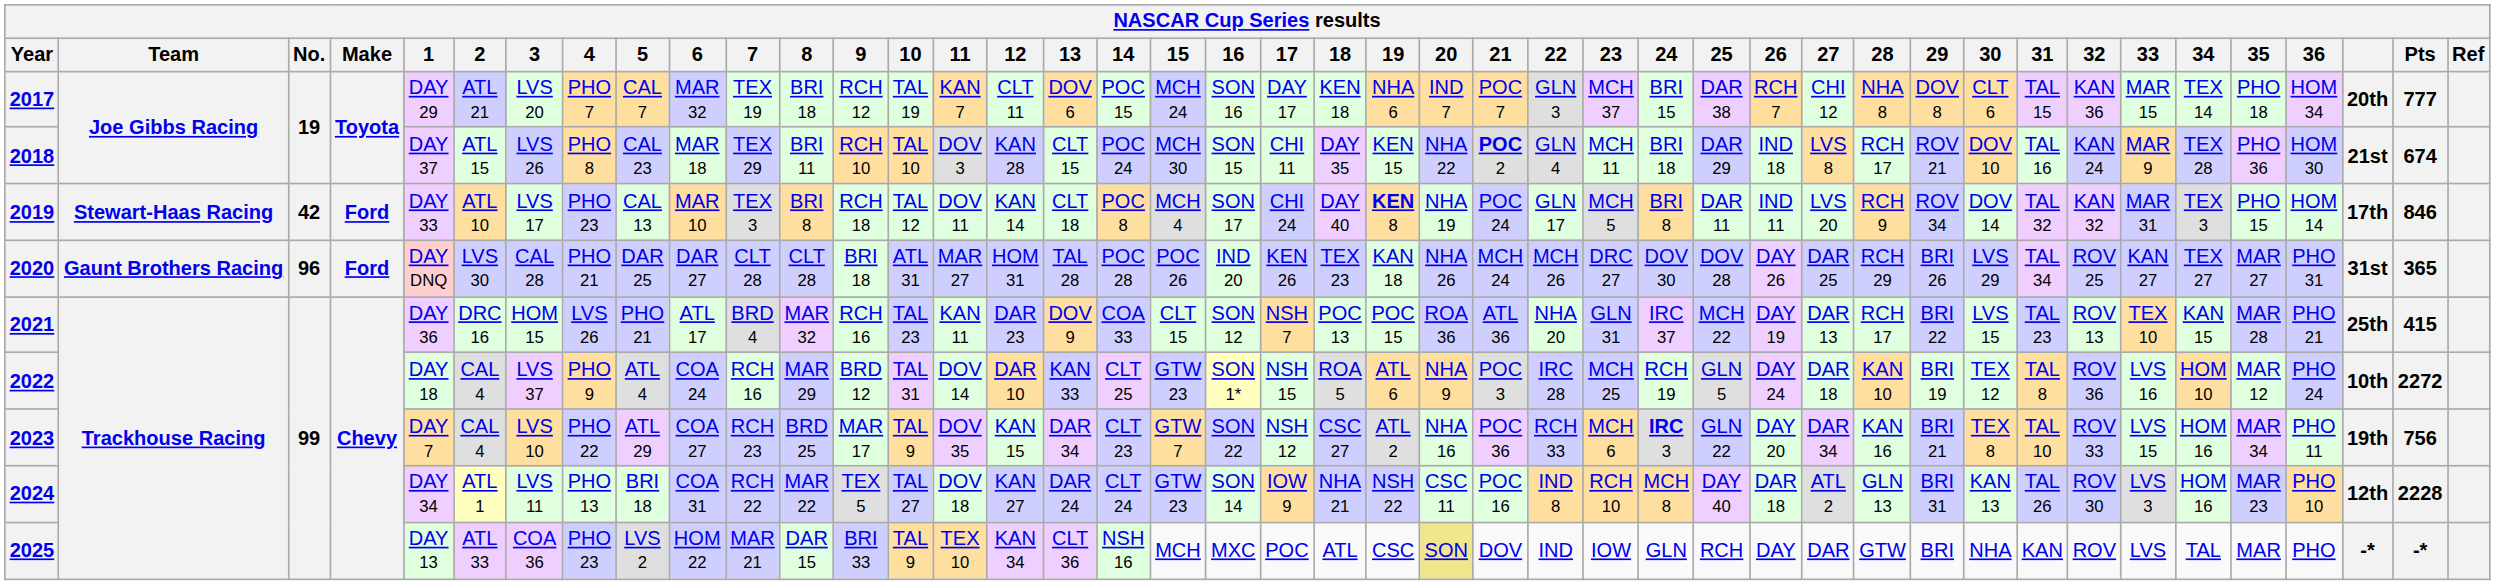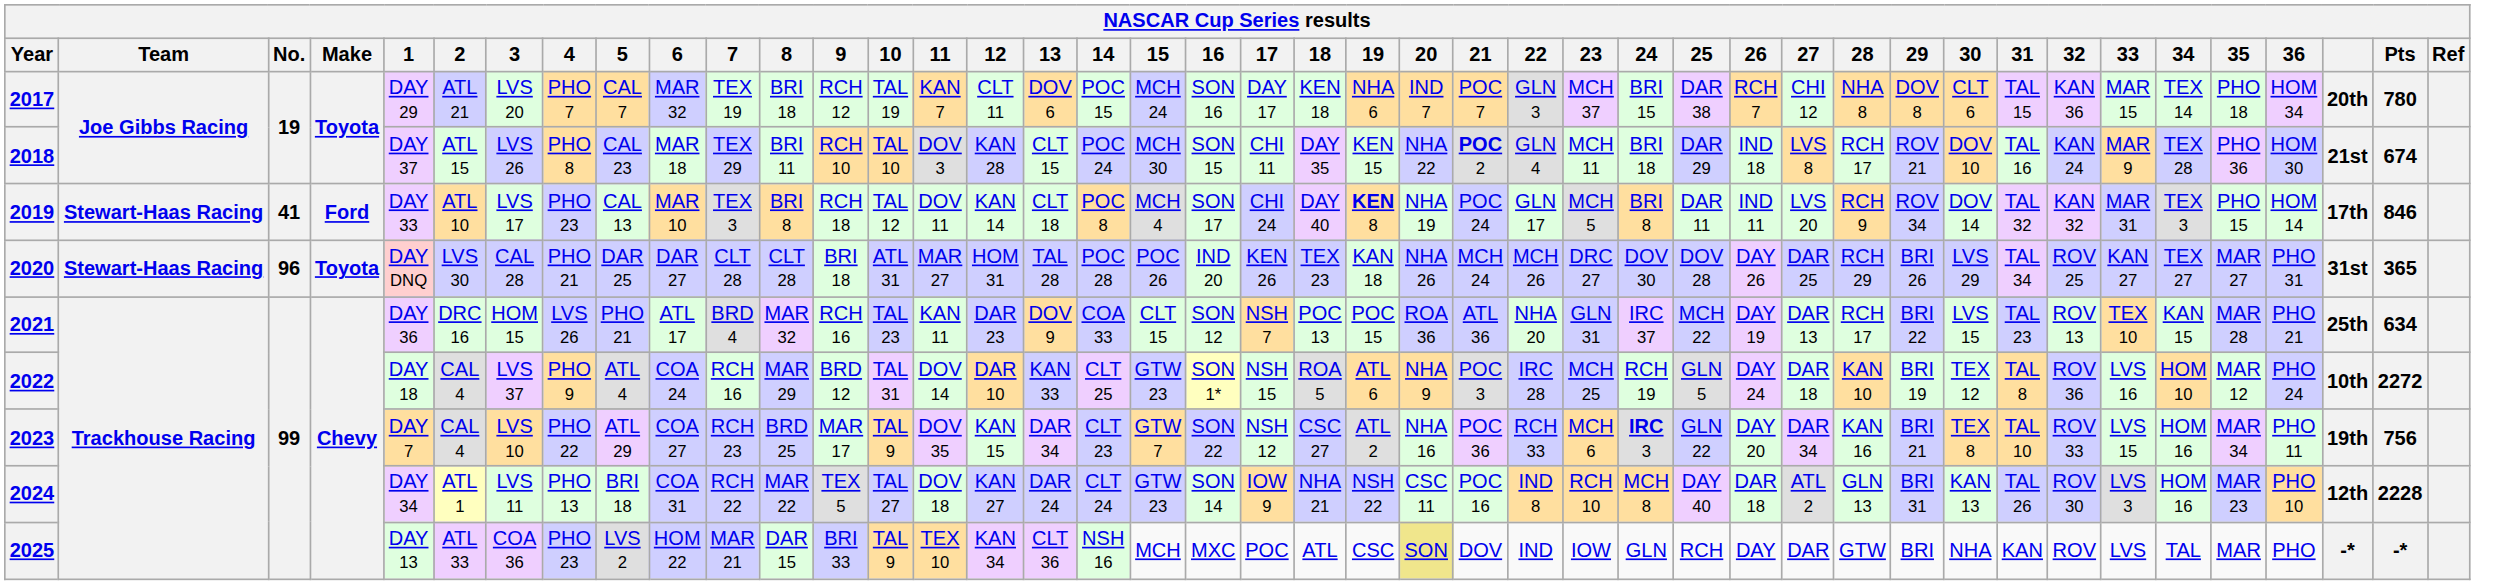(2420, 99) 777 -> (2400, 99) 780
(309, 212) 42 -> (289, 212) 41
(174, 268) Gaunt Brothers Racing -> (164, 268) Stewart-Haas Racing
(367, 268) Ford -> (347, 268) Toyota
(2420, 325) 415 -> (2400, 325) 634
